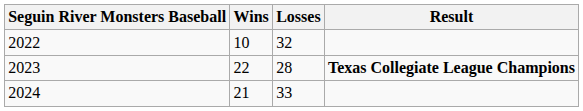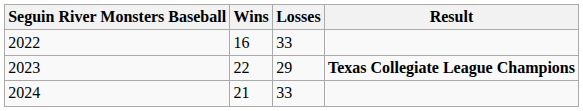(242, 42) 10 -> (242, 42) 16
(284, 42) 32 -> (284, 42) 33
(284, 67) 28 -> (284, 67) 29
